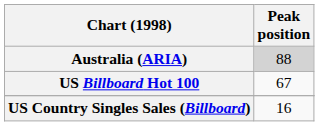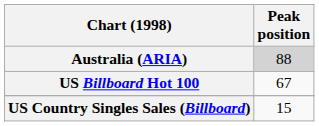(284, 108) 16 -> (284, 108) 15
